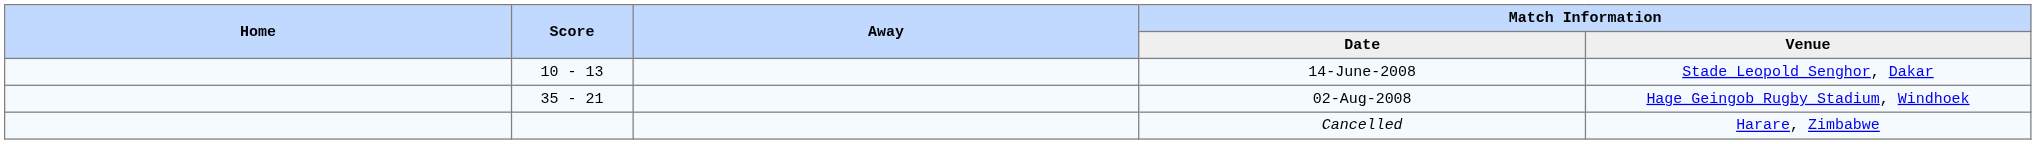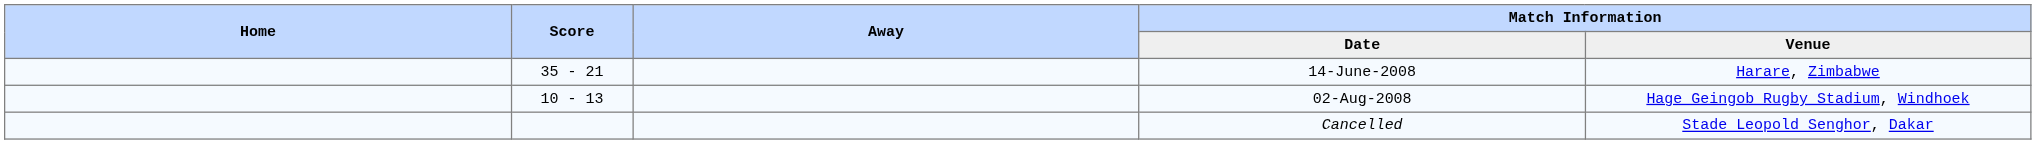(572, 72) 10 - 13 -> (572, 72) 35 - 21
(1808, 72) Stade Leopold Senghor, Dakar -> (1808, 72) Harare, Zimbabwe
(572, 99) 35 - 21 -> (572, 99) 10 - 13
(1808, 126) Harare, Zimbabwe -> (1808, 126) Stade Leopold Senghor, Dakar
